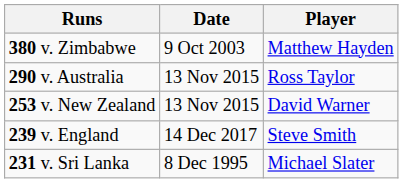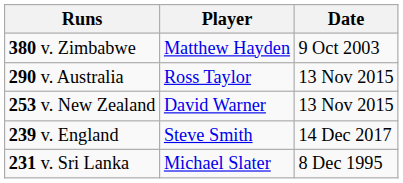columns swapped: (331, 18) <-> (212, 18)
